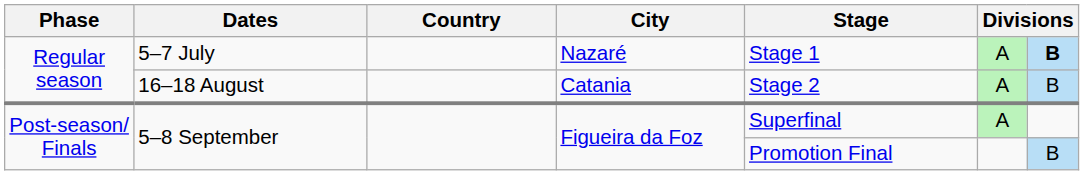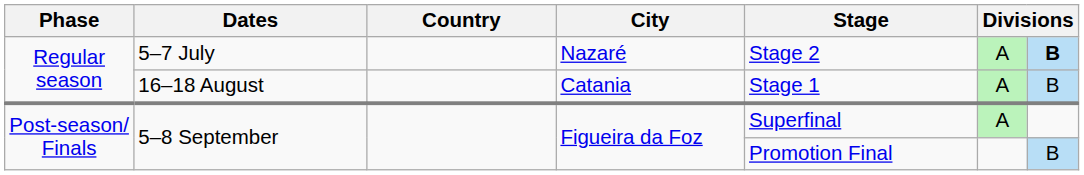(784, 53) Stage 1 -> (784, 53) Stage 2
(784, 85) Stage 2 -> (784, 85) Stage 1
